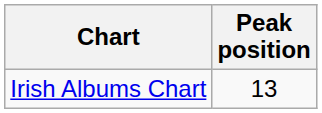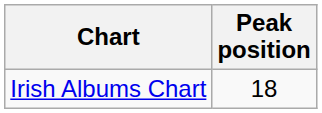(264, 88) 13 -> (264, 88) 18
